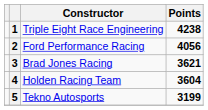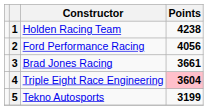(93, 30) Triple Eight Race Engineering -> (72, 30) Holden Racing Team
(189, 63) 3621 -> (189, 63) 3661
(72, 80) Holden Racing Team -> (93, 80) Triple Eight Race Engineering
(189, 80) no background -> (189, 80) pink background
